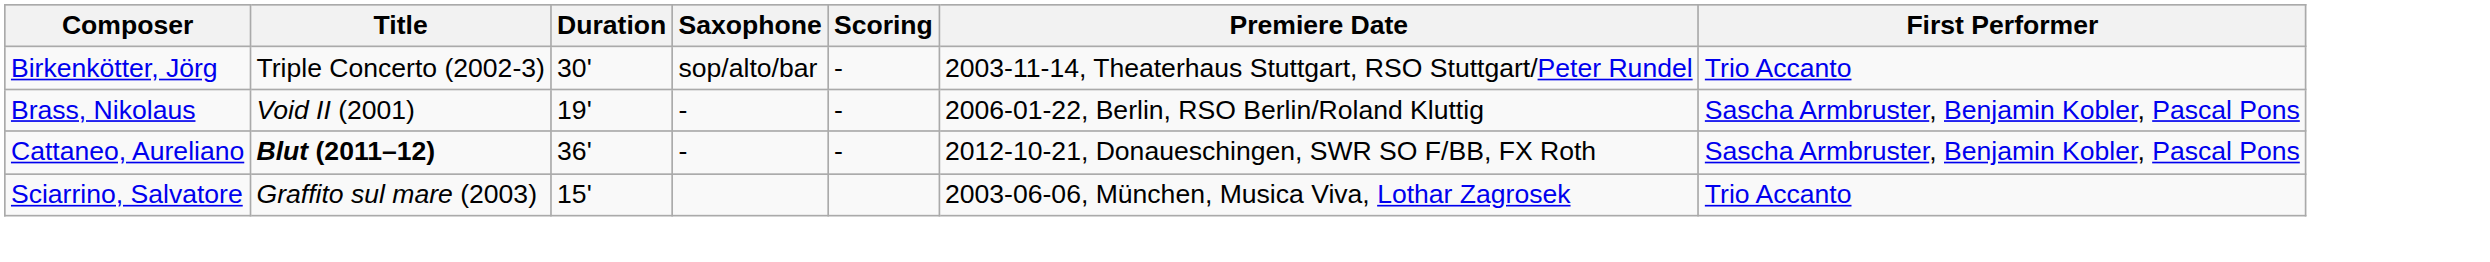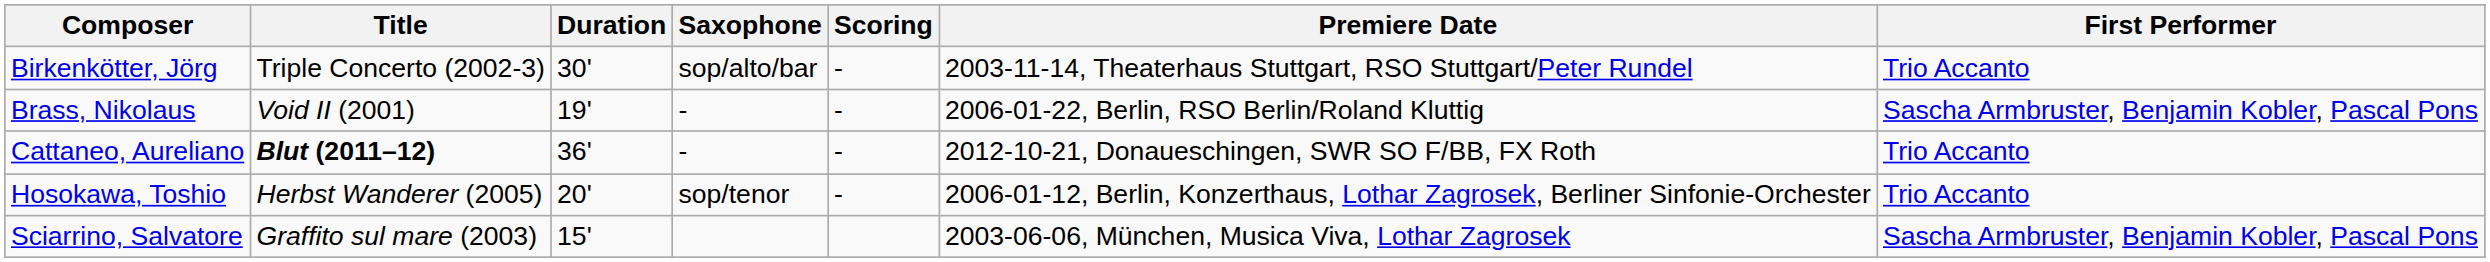(2002, 151) Sascha Armbruster, Benjamin Kobler, Pascal Pons -> (1956, 151) Trio Accanto
+ row: (118, 194)
(1778, 194) Trio Accanto -> (2180, 236) Sascha Armbruster, Benjamin Kobler, Pascal Pons
